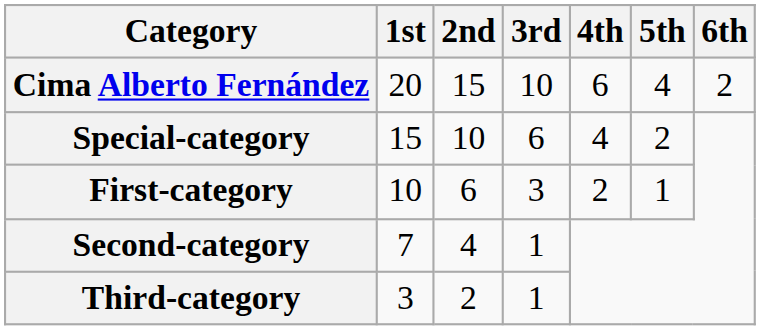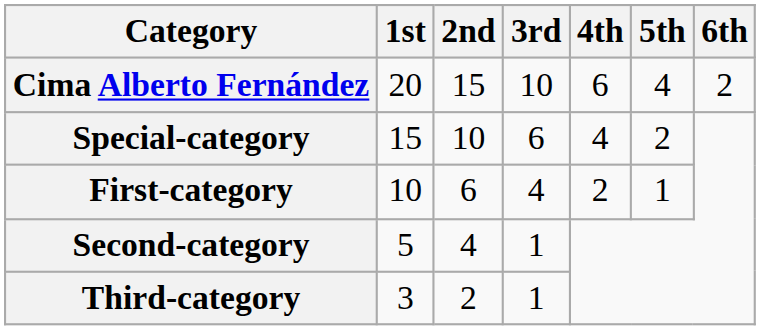(536, 191) 3 -> (536, 191) 4
(405, 244) 7 -> (405, 244) 5
